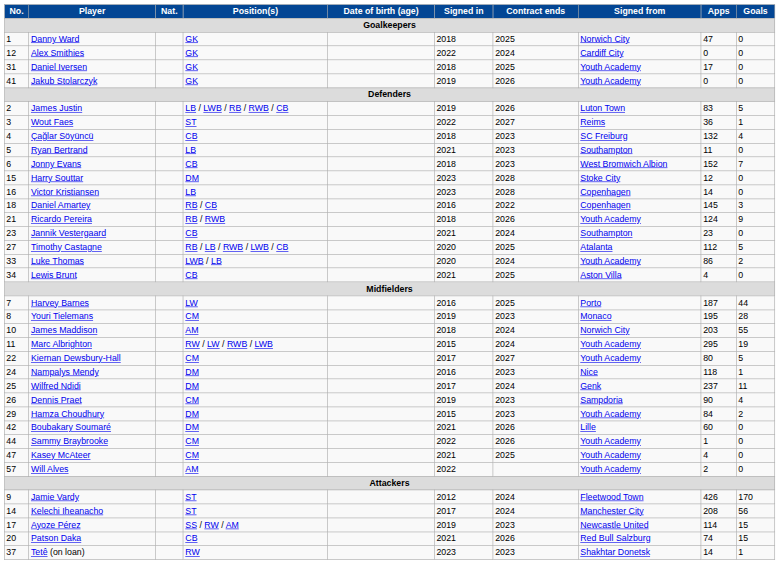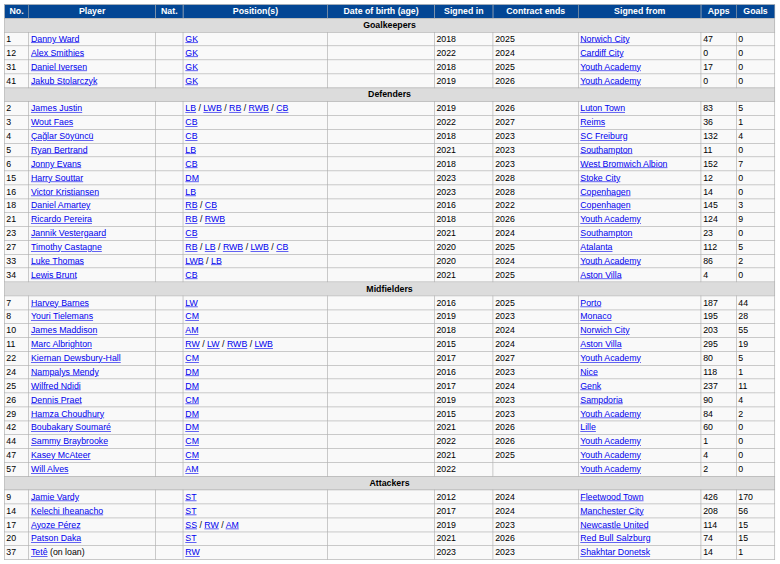(191, 123) ST -> (191, 123) CB
(611, 345) Youth Academy -> (601, 345) Aston Villa
(191, 539) CB -> (191, 539) ST
